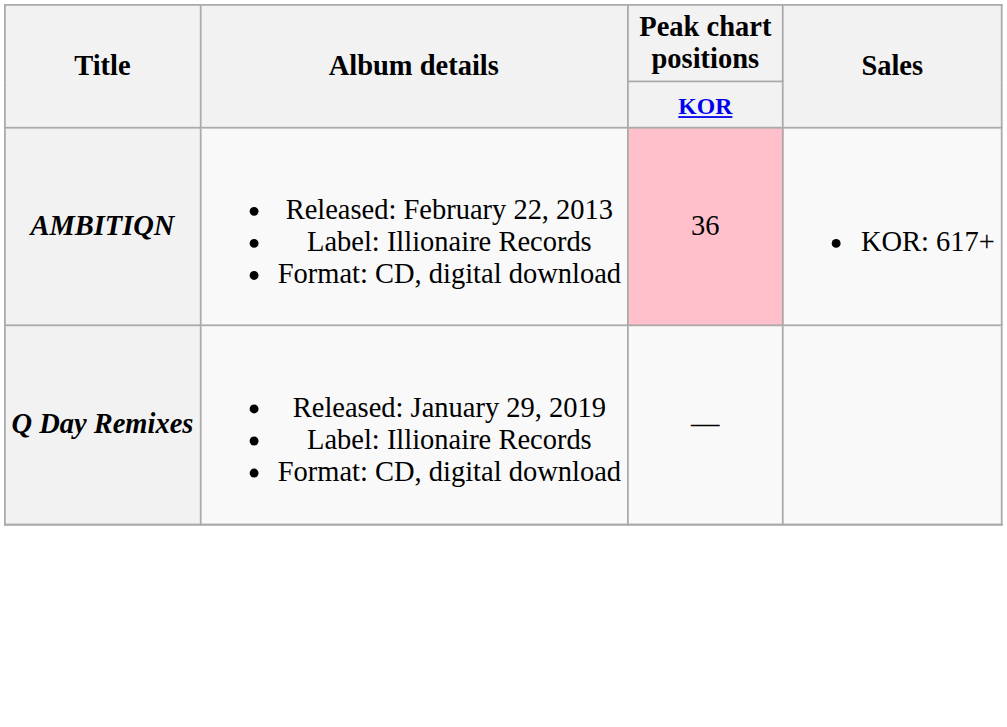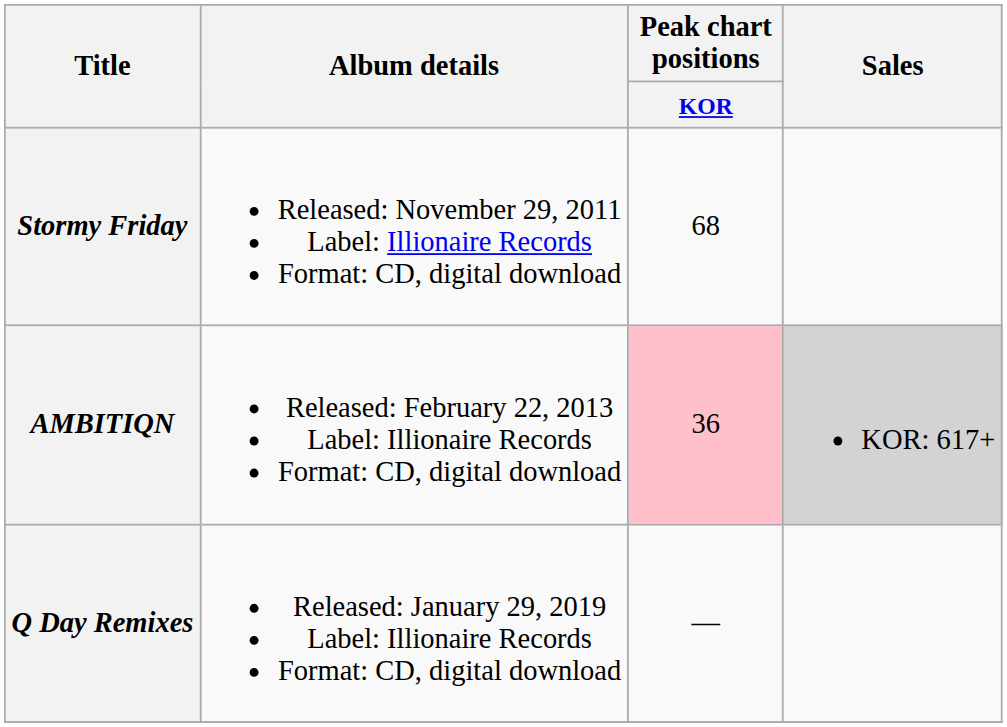+ row: (102, 225)
(892, 242) no background -> (893, 441) lightgrey background
